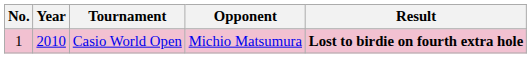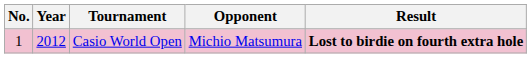(51, 41) 2010 -> (51, 41) 2012
